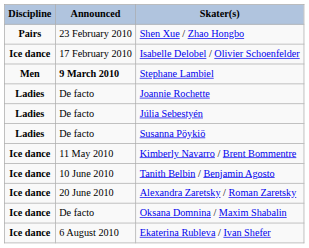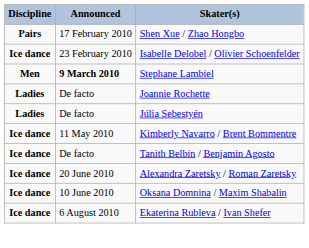(96, 34) 23 February 2010 -> (96, 34) 17 February 2010
(96, 54) 17 February 2010 -> (96, 54) 23 February 2010
- row: (172, 134)
(86, 173) 10 June 2010 -> (77, 153) De facto
(77, 213) De facto -> (86, 193) 10 June 2010
